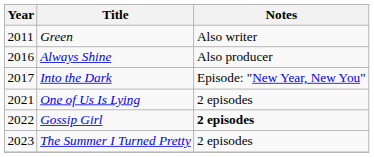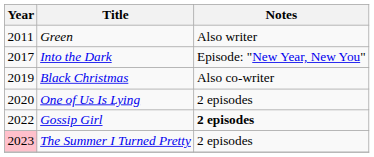- row: (76, 57)
+ row: (84, 78)
(21, 99) 2021 -> (21, 99) 2020
(21, 141) no background -> (21, 141) pink background
